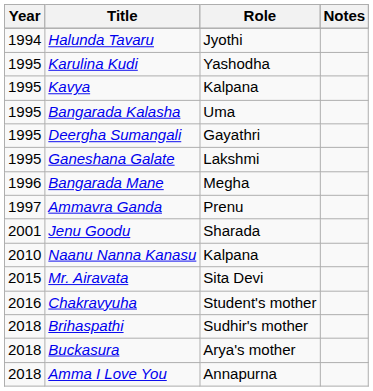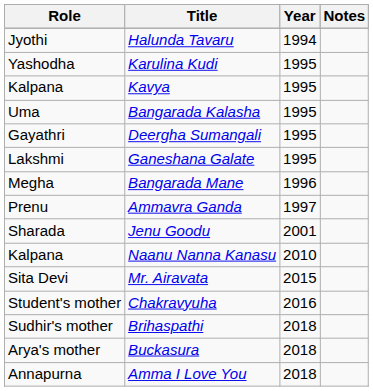columns swapped: (25, 16) <-> (260, 16)
